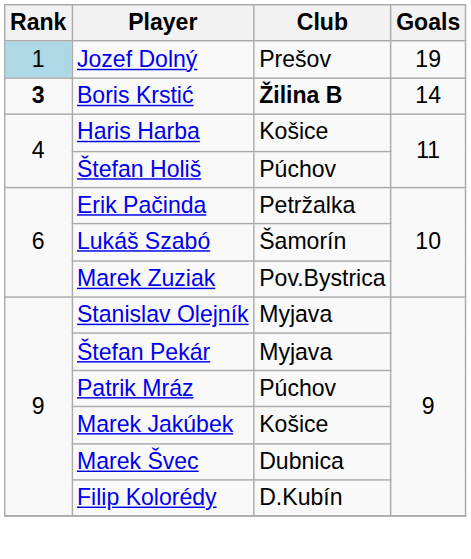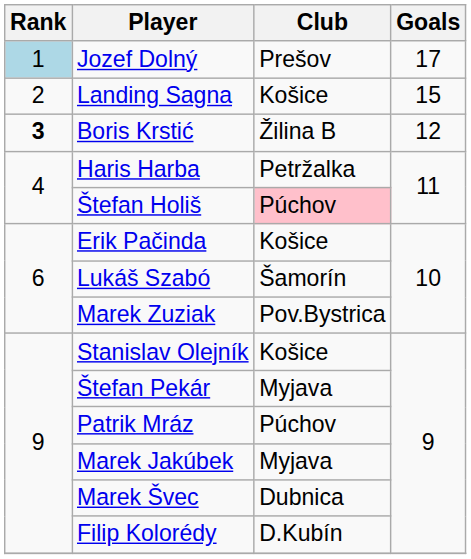(428, 59) 19 -> (428, 59) 17
+ row: (155, 95)
(301, 95) bold -> (298, 132) normal
(428, 95) 14 -> (428, 132) 12
(294, 132) Košice -> (307, 168) Petržalka
(298, 168) no background -> (298, 205) pink background
(307, 205) Petržalka -> (294, 242) Košice
(296, 315) Myjava -> (294, 351) Košice
(294, 424) Košice -> (296, 461) Myjava
